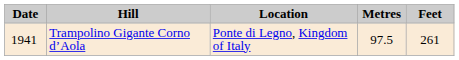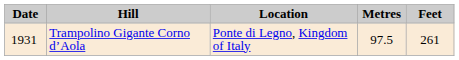(27, 39) 1941 -> (27, 39) 1931
